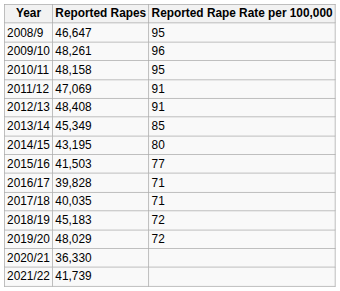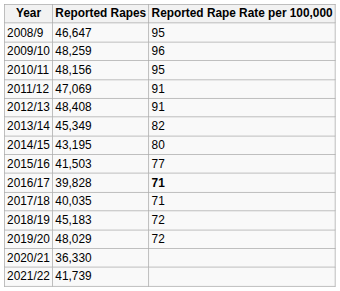(73, 51) 48,261 -> (73, 51) 48,259
(73, 70) 48,158 -> (73, 70) 48,156
(158, 126) 85 -> (158, 126) 82
(158, 182) normal -> (158, 182) bold
